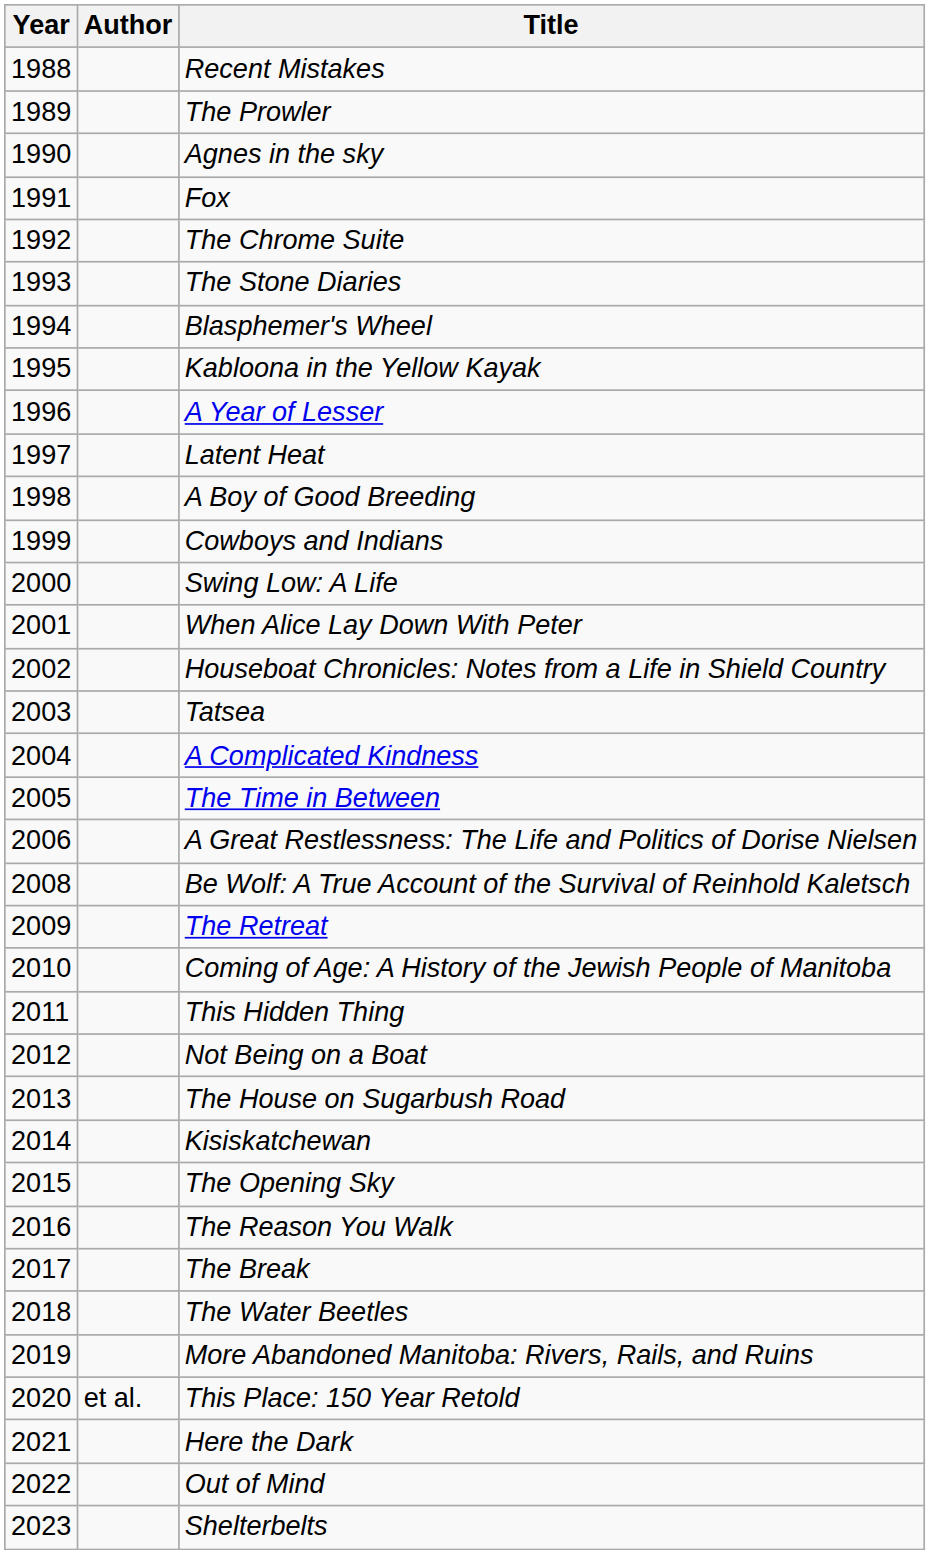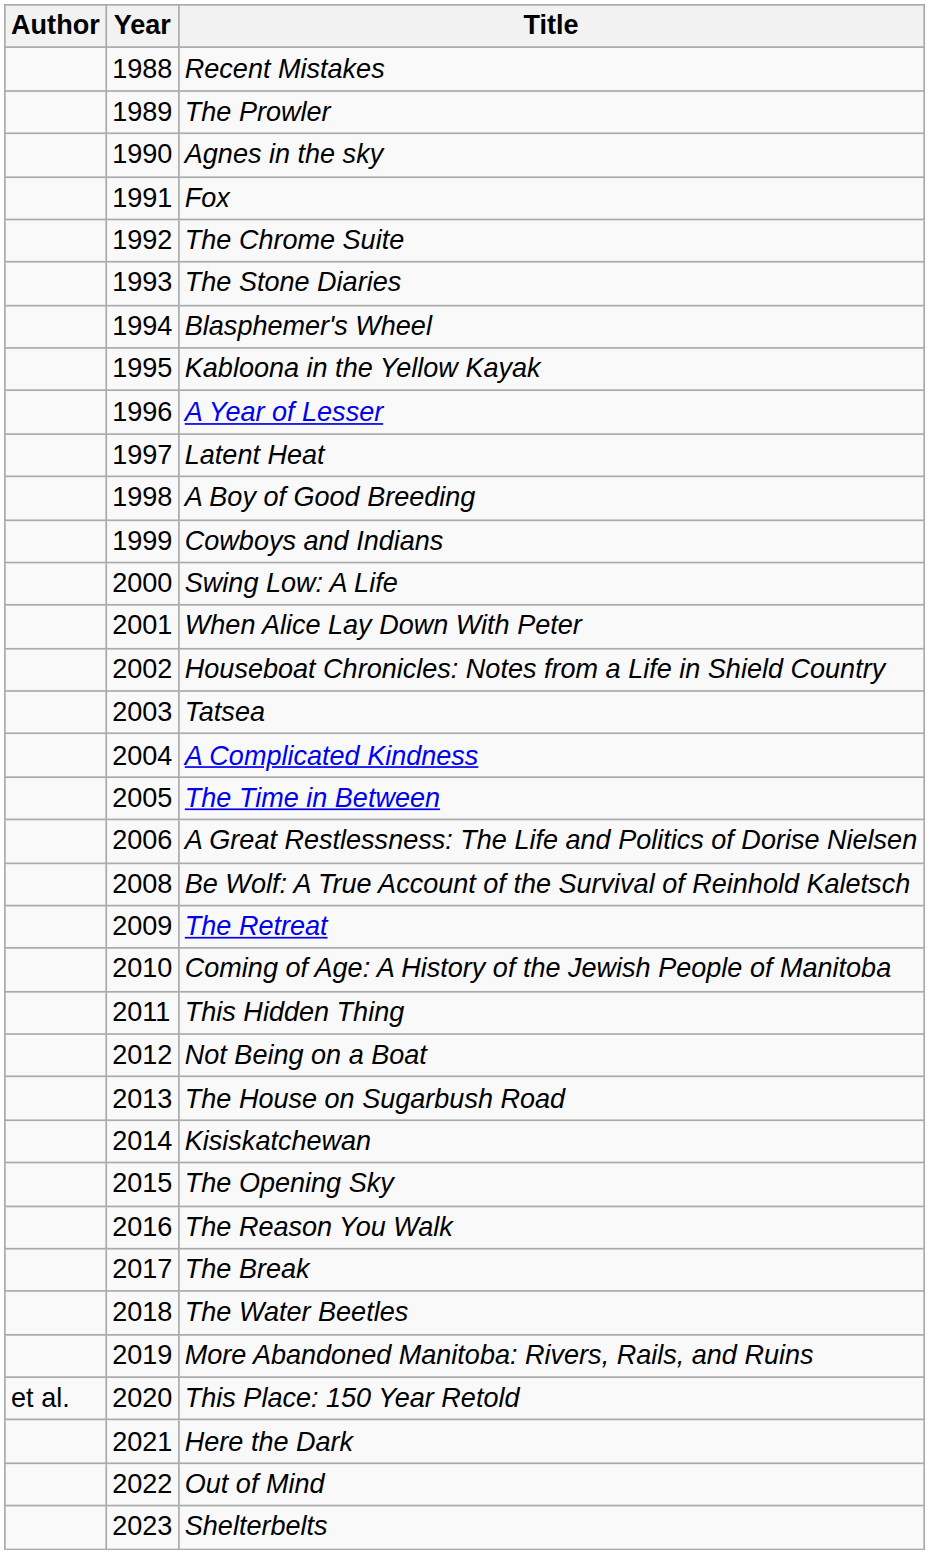columns swapped: (41, 25) <-> (128, 25)
